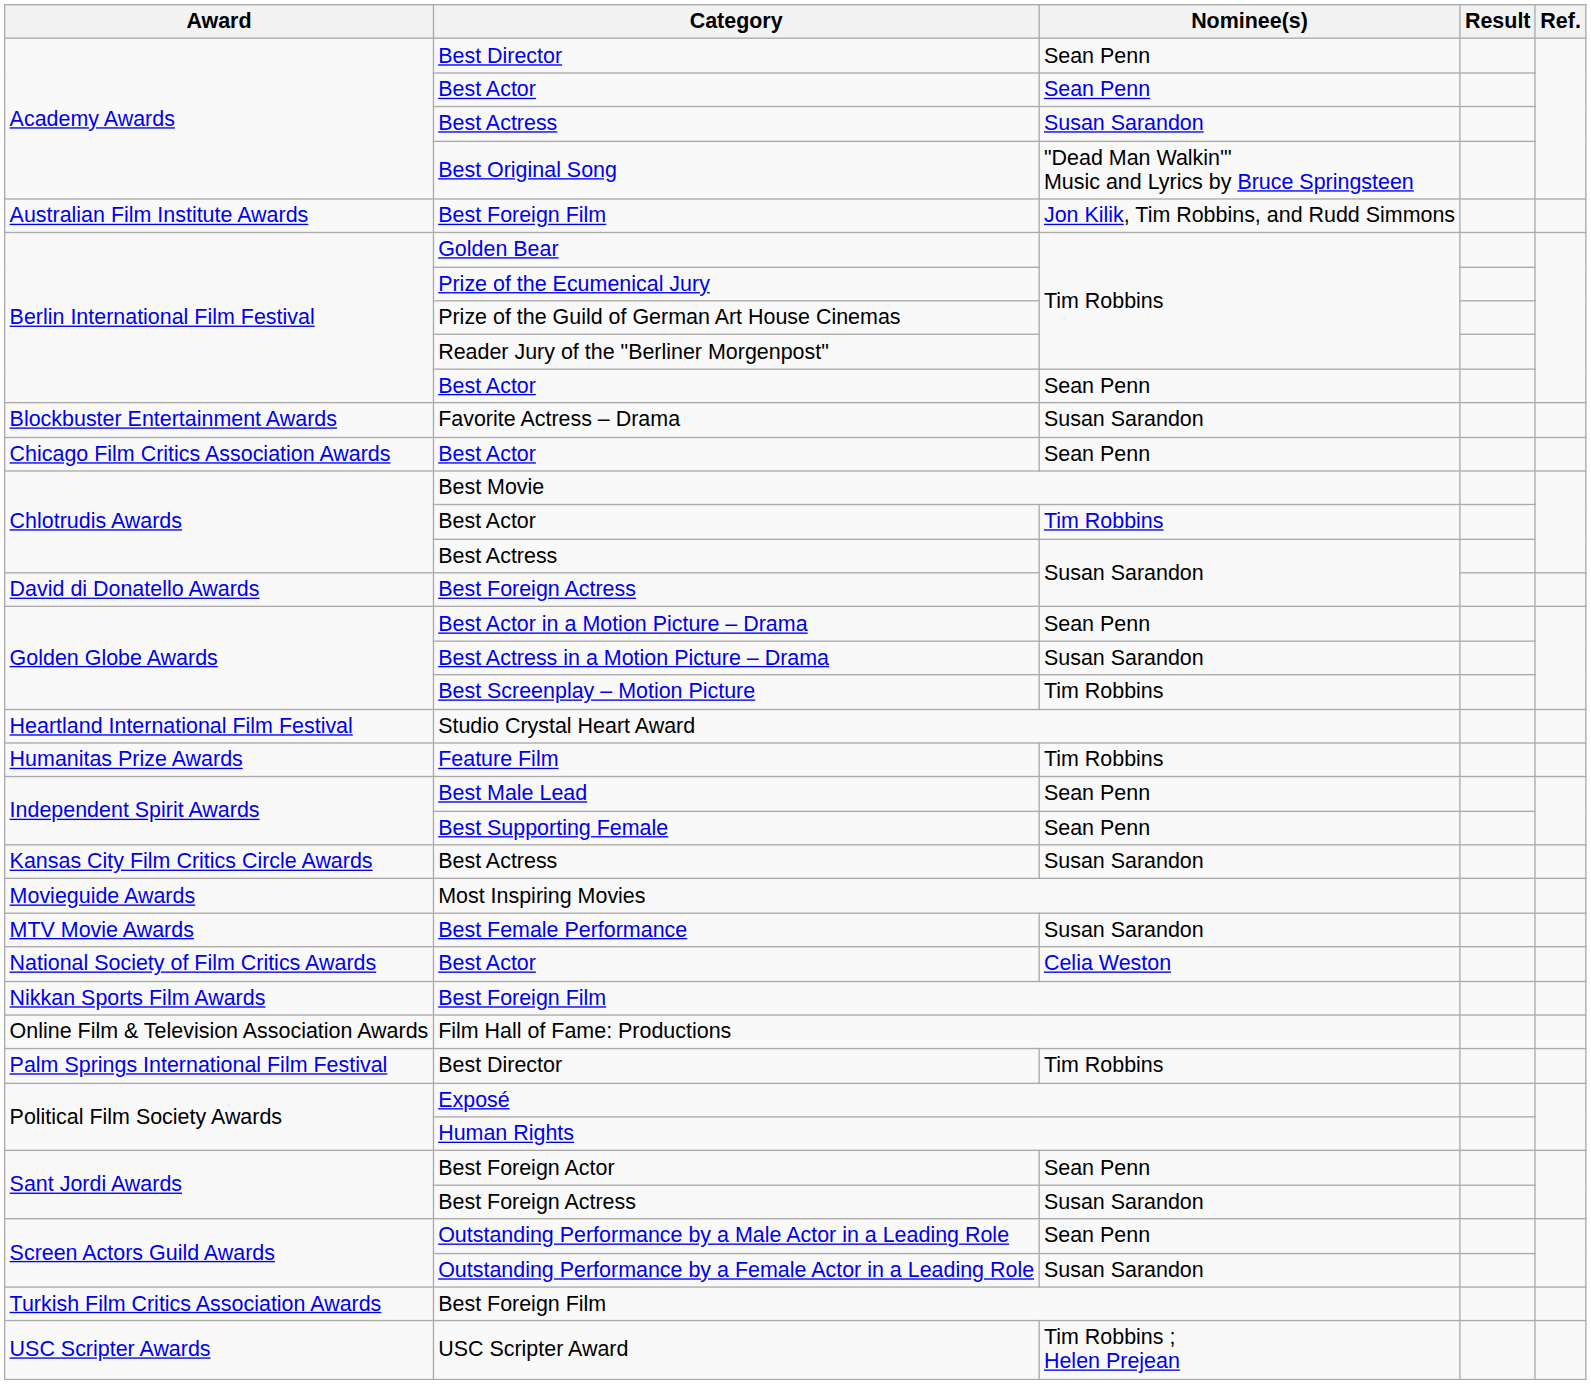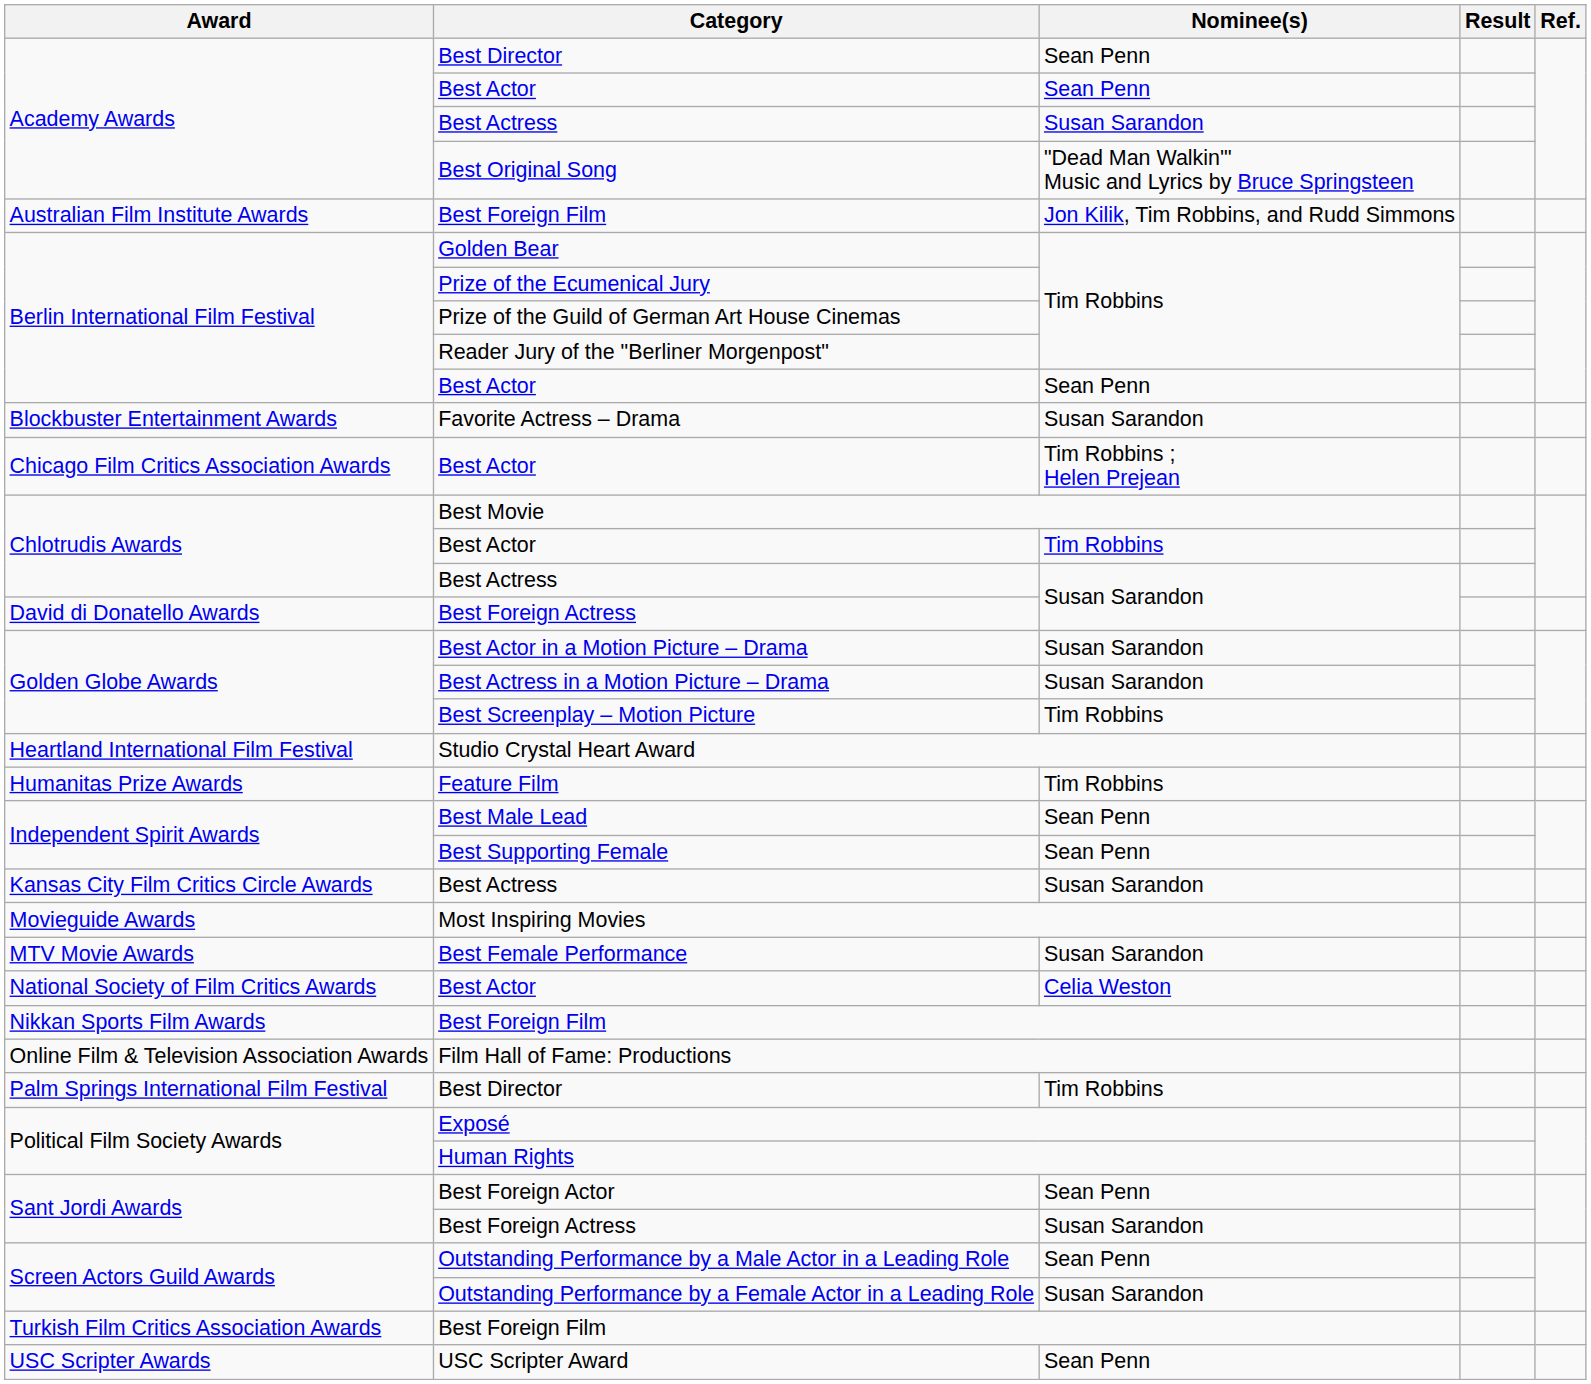(1097, 453) Sean Penn -> (1112, 465) Tim Robbins ; Helen Prejean
(1097, 623) Sean Penn -> (1124, 647) Susan Sarandon
(1112, 1349) Tim Robbins ; Helen Prejean -> (1097, 1361) Sean Penn
